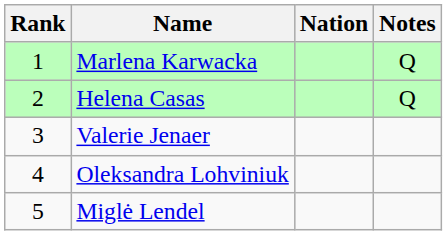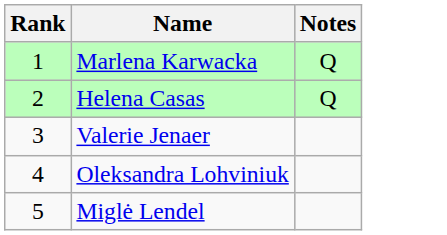- column: (334, 23)
